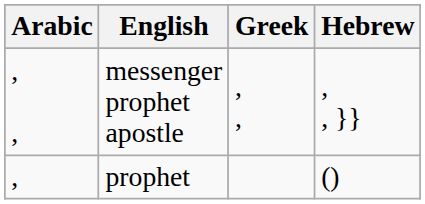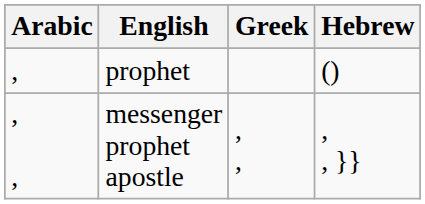rows swapped: (148, 176) <-> (164, 101)
